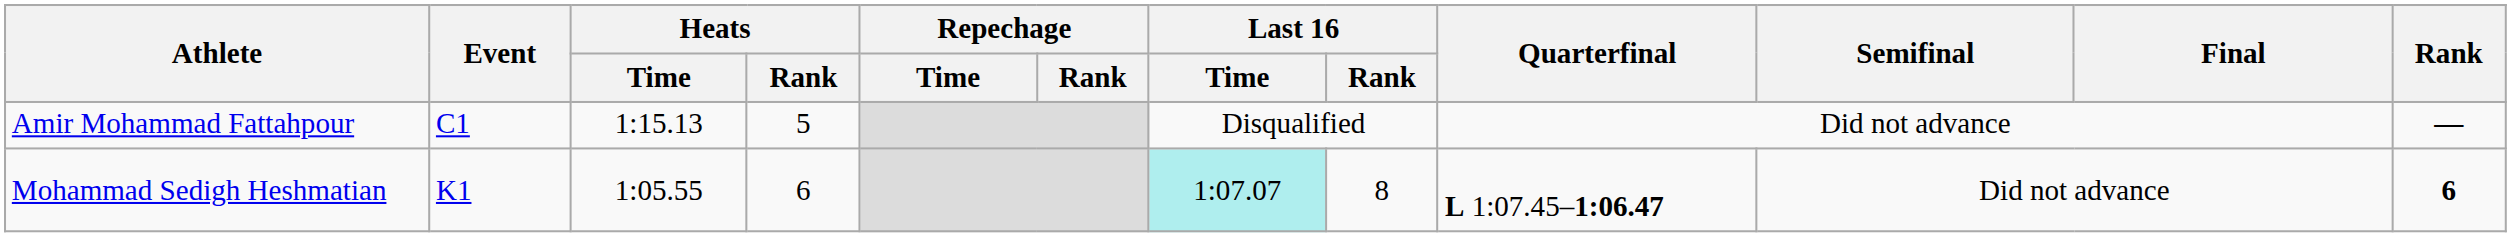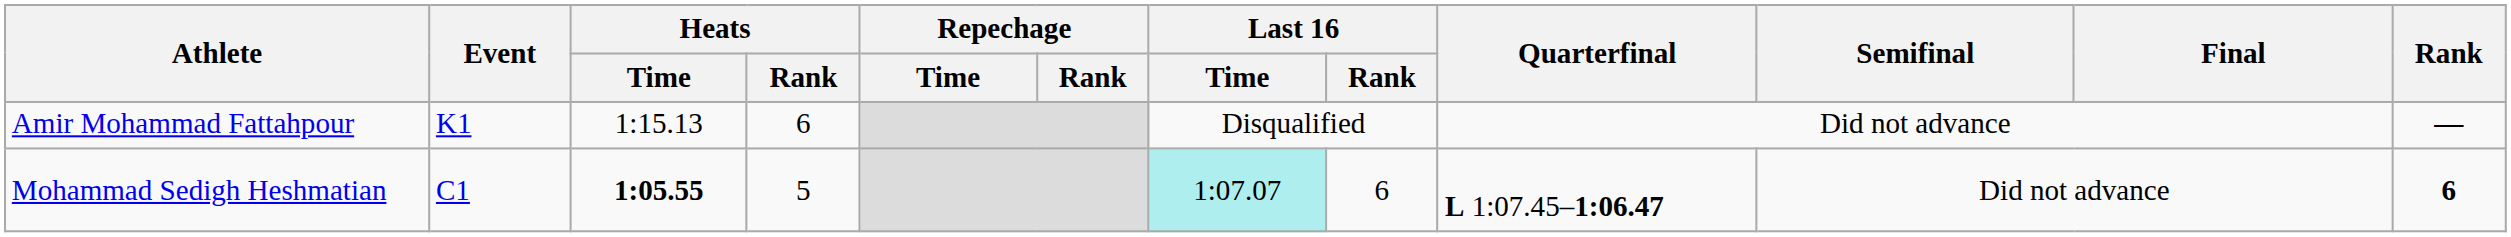(453, 124) C1 -> (454, 124) K1
(803, 124) 5 -> (803, 124) 6
(454, 189) K1 -> (453, 189) C1
(659, 189) normal -> (659, 189) bold
(803, 189) 6 -> (803, 189) 5
(1382, 189) 8 -> (1382, 189) 6
